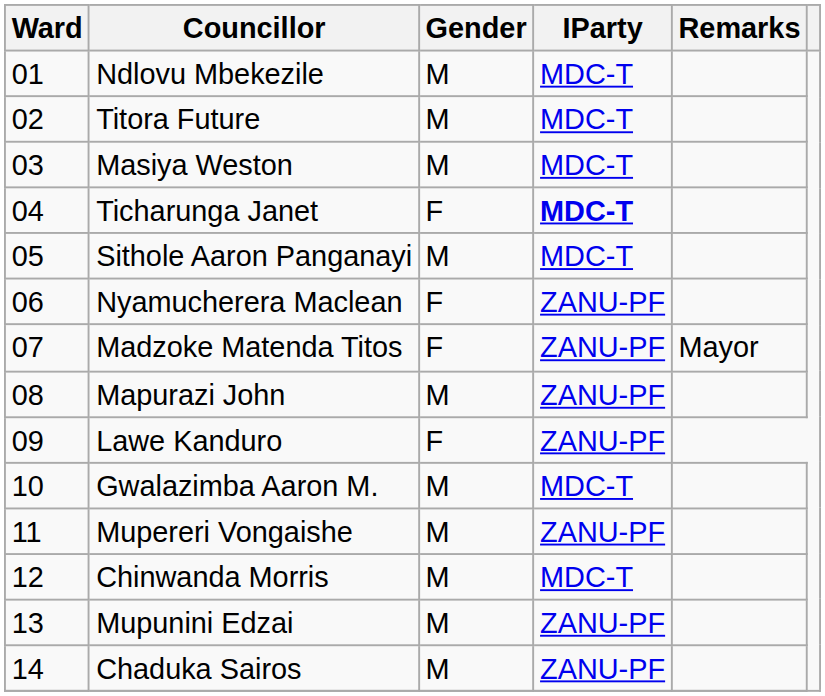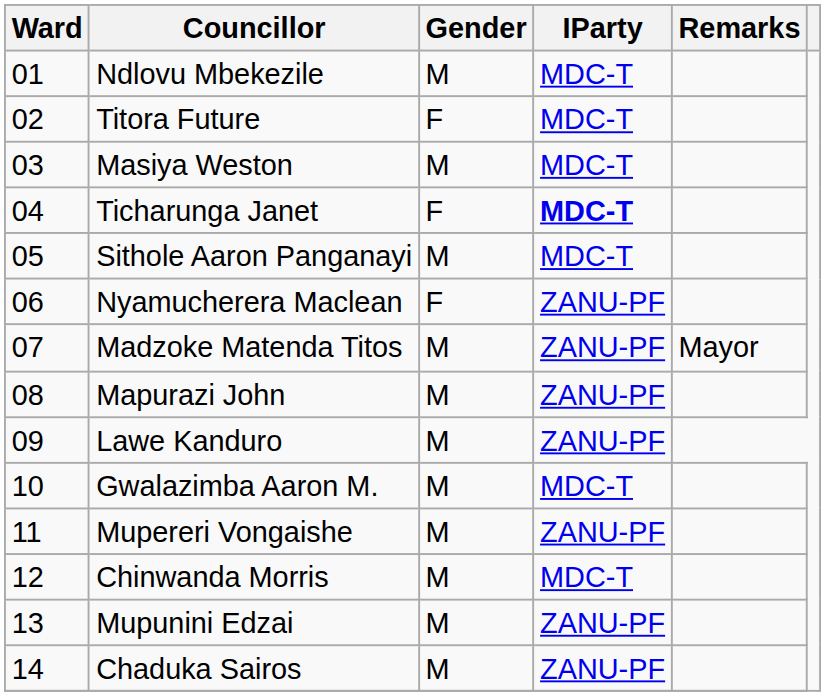(438, 119) M -> (434, 119) F
(434, 348) F -> (438, 348) M
(434, 439) F -> (438, 439) M
